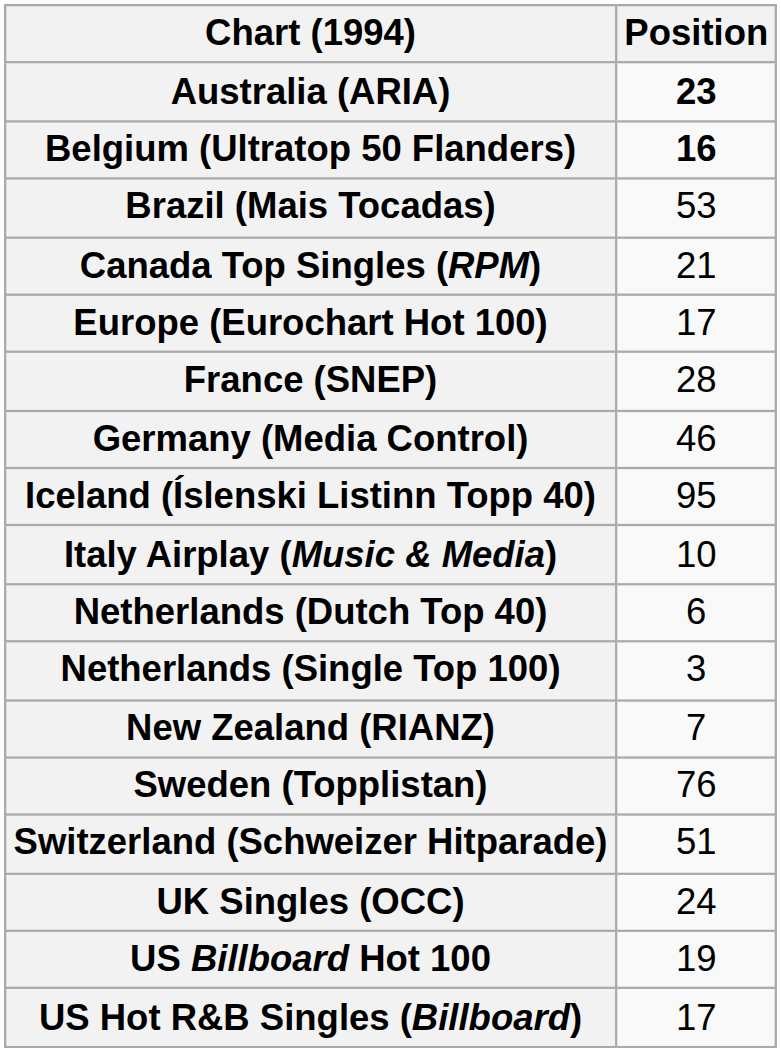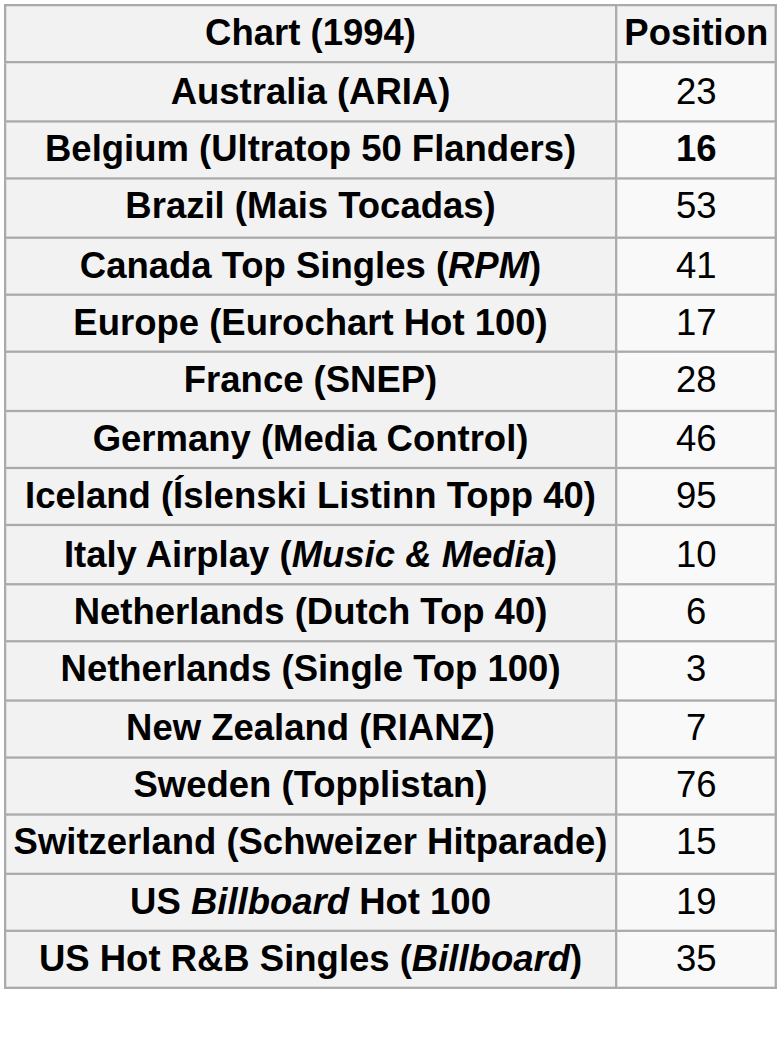(696, 91) bold -> (696, 91) normal
(696, 264) 21 -> (696, 264) 41
(696, 843) 51 -> (696, 843) 15
- row: (311, 901)
(696, 1016) 17 -> (696, 959) 35
